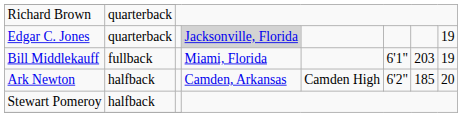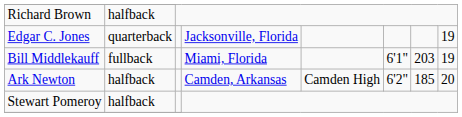(140, 15) quarterback -> (131, 15) halfback
(241, 36) lightgrey background -> (241, 36) no background
